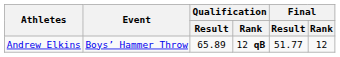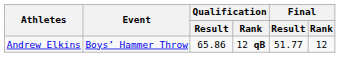(211, 44) 65.89 -> (211, 44) 65.86
